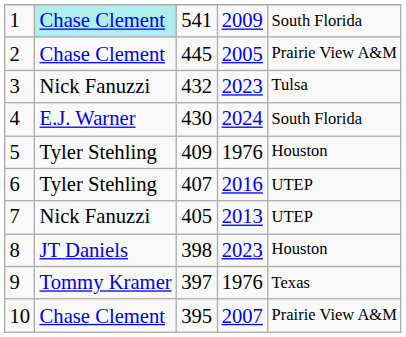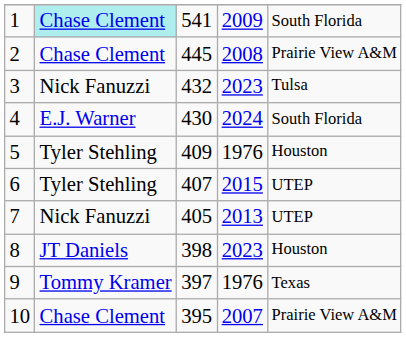(242, 53) 2005 -> (242, 53) 2008
(242, 184) 2016 -> (242, 184) 2015
